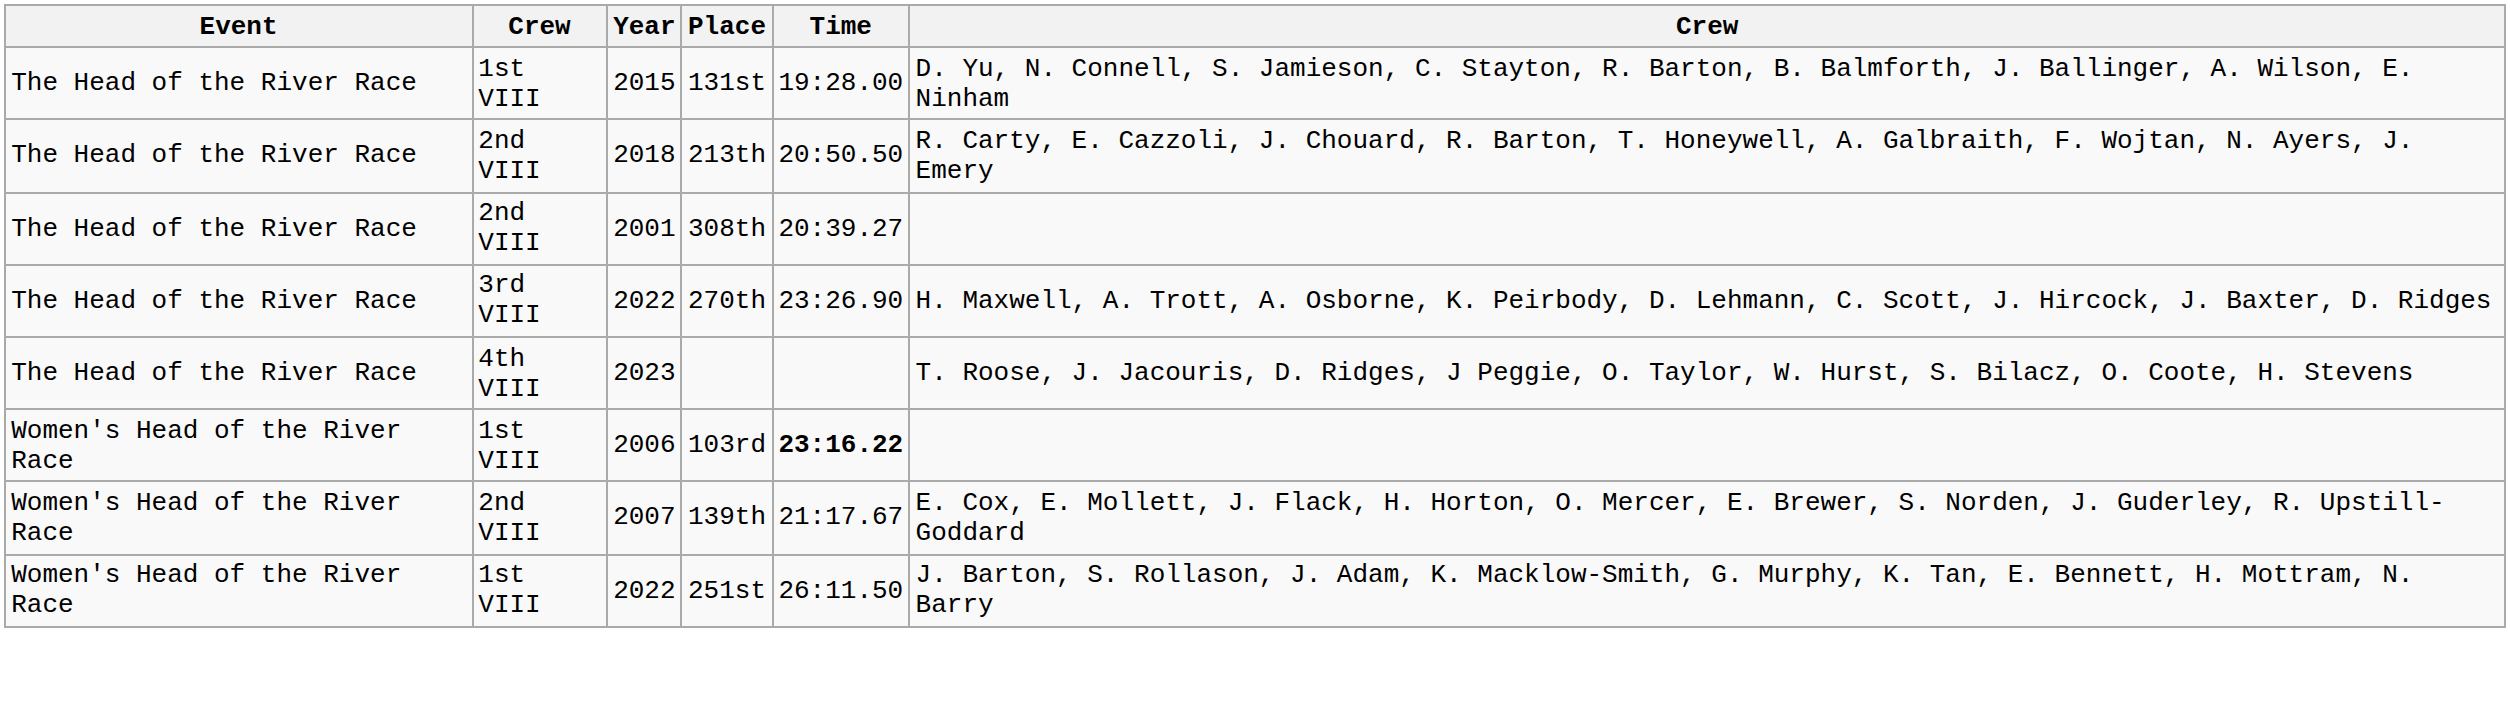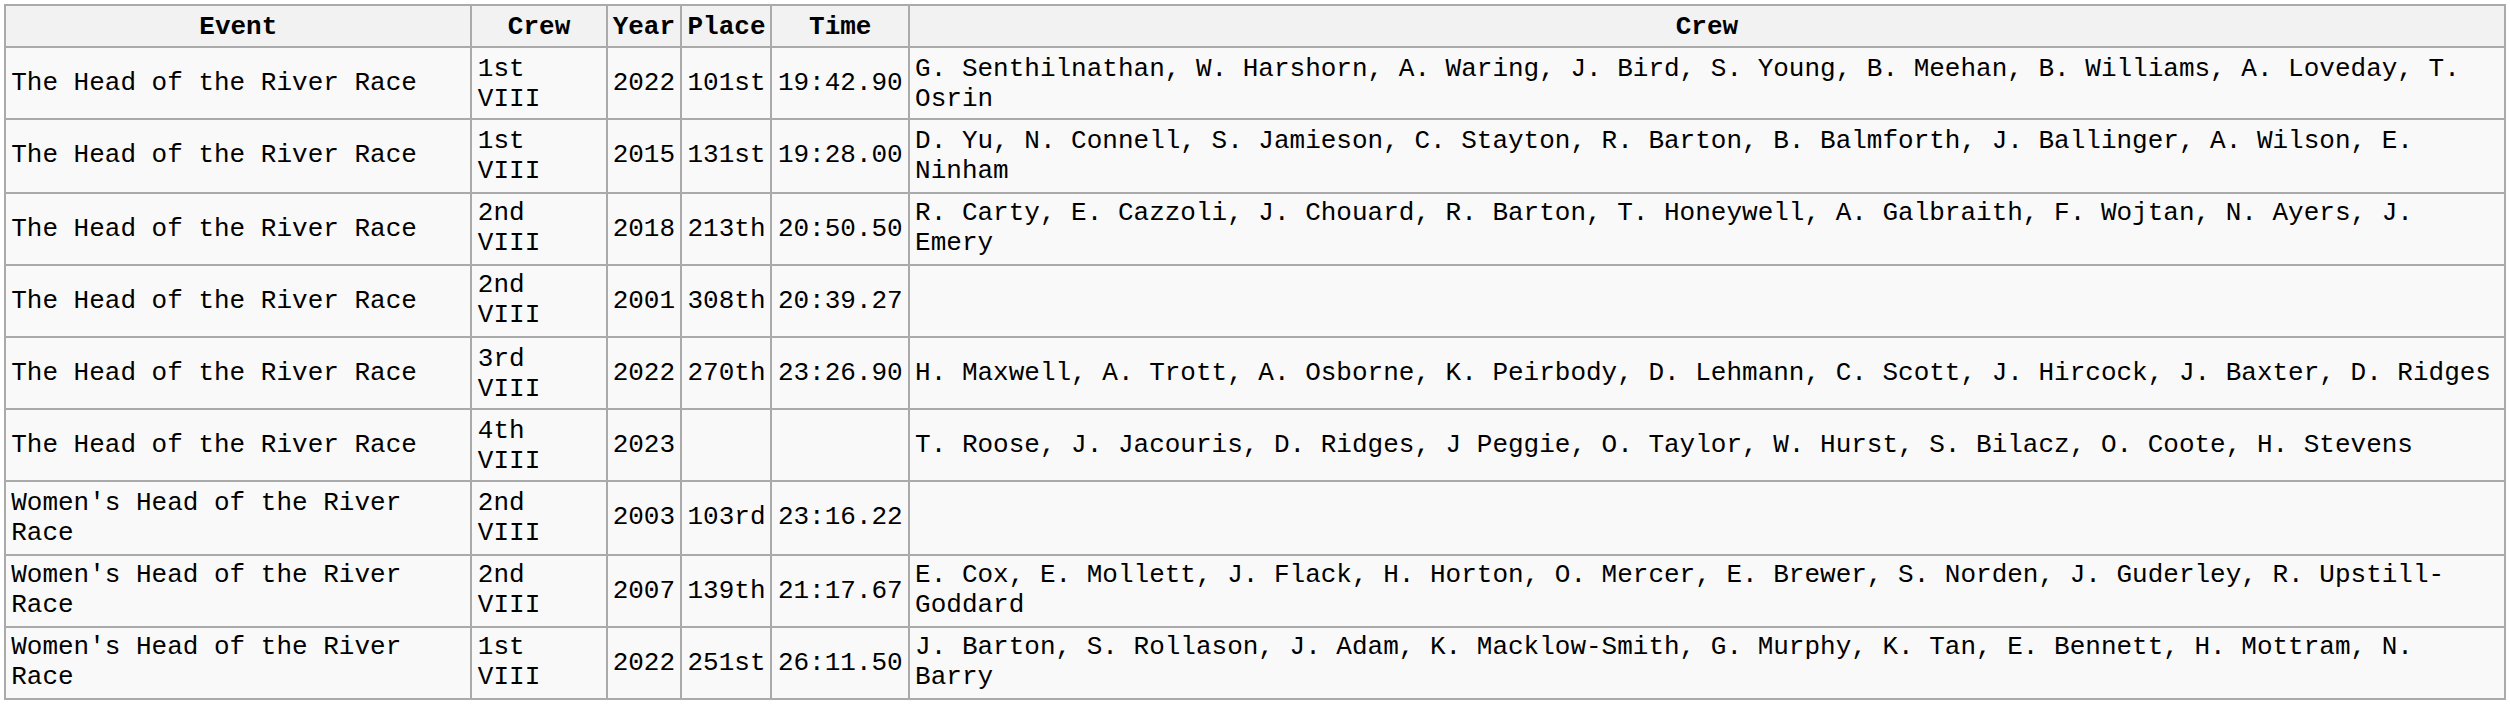+ row: (726, 84)
(510, 445) 1st VIII -> (509, 518) 2nd VIII
(644, 445) 2006 -> (644, 518) 2003
(841, 445) bold -> (840, 518) normal
